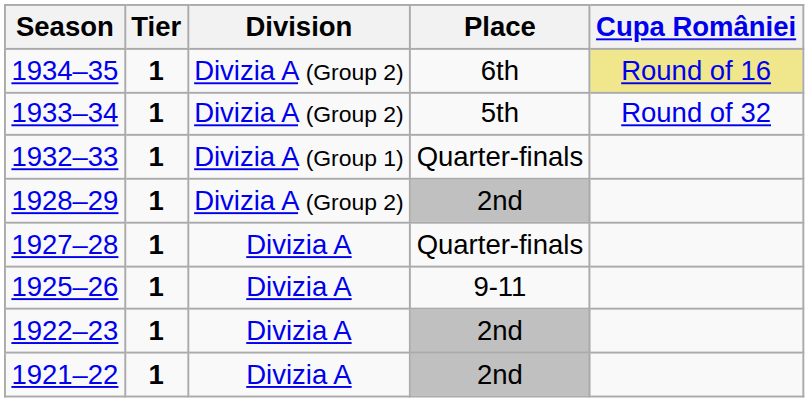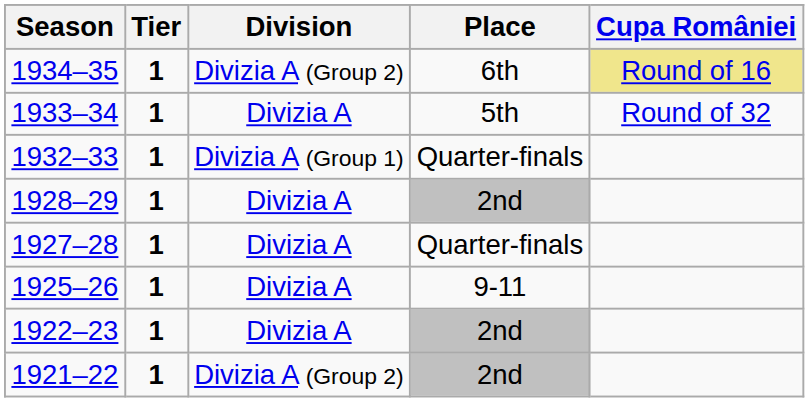(299, 114) Divizia A (Group 2) -> (299, 114) Divizia A
(299, 201) Divizia A (Group 2) -> (299, 201) Divizia A
(299, 375) Divizia A -> (299, 375) Divizia A (Group 2)
